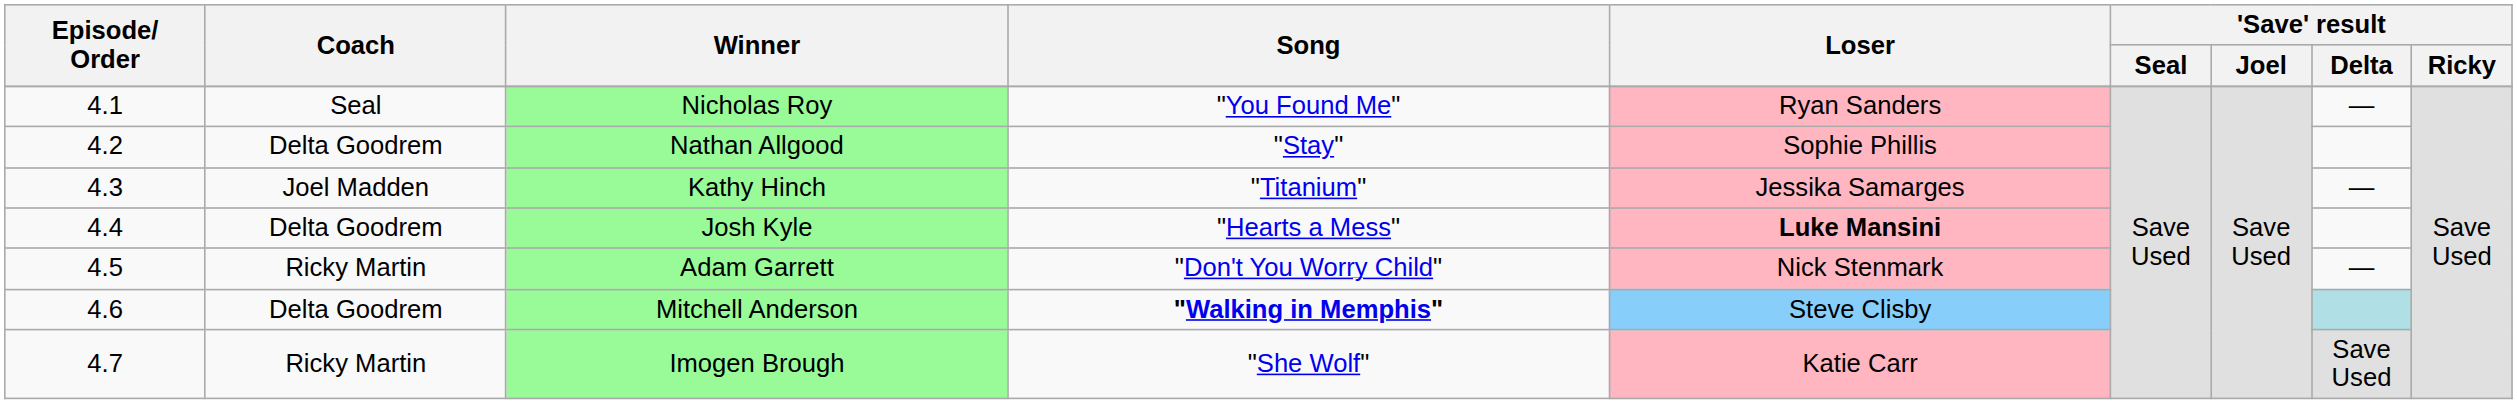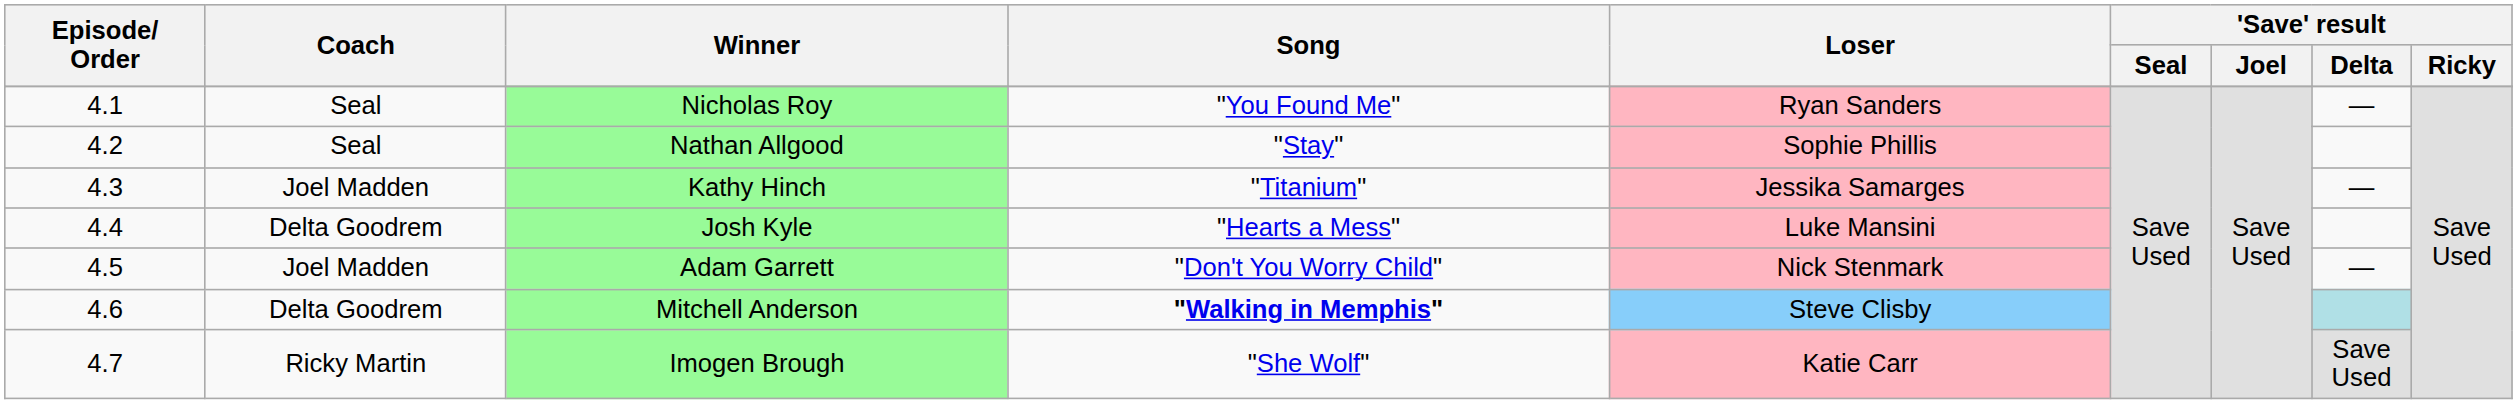(356, 146) Delta Goodrem -> (356, 146) Seal
(1860, 227) bold -> (1860, 227) normal
(356, 268) Ricky Martin -> (356, 268) Joel Madden
